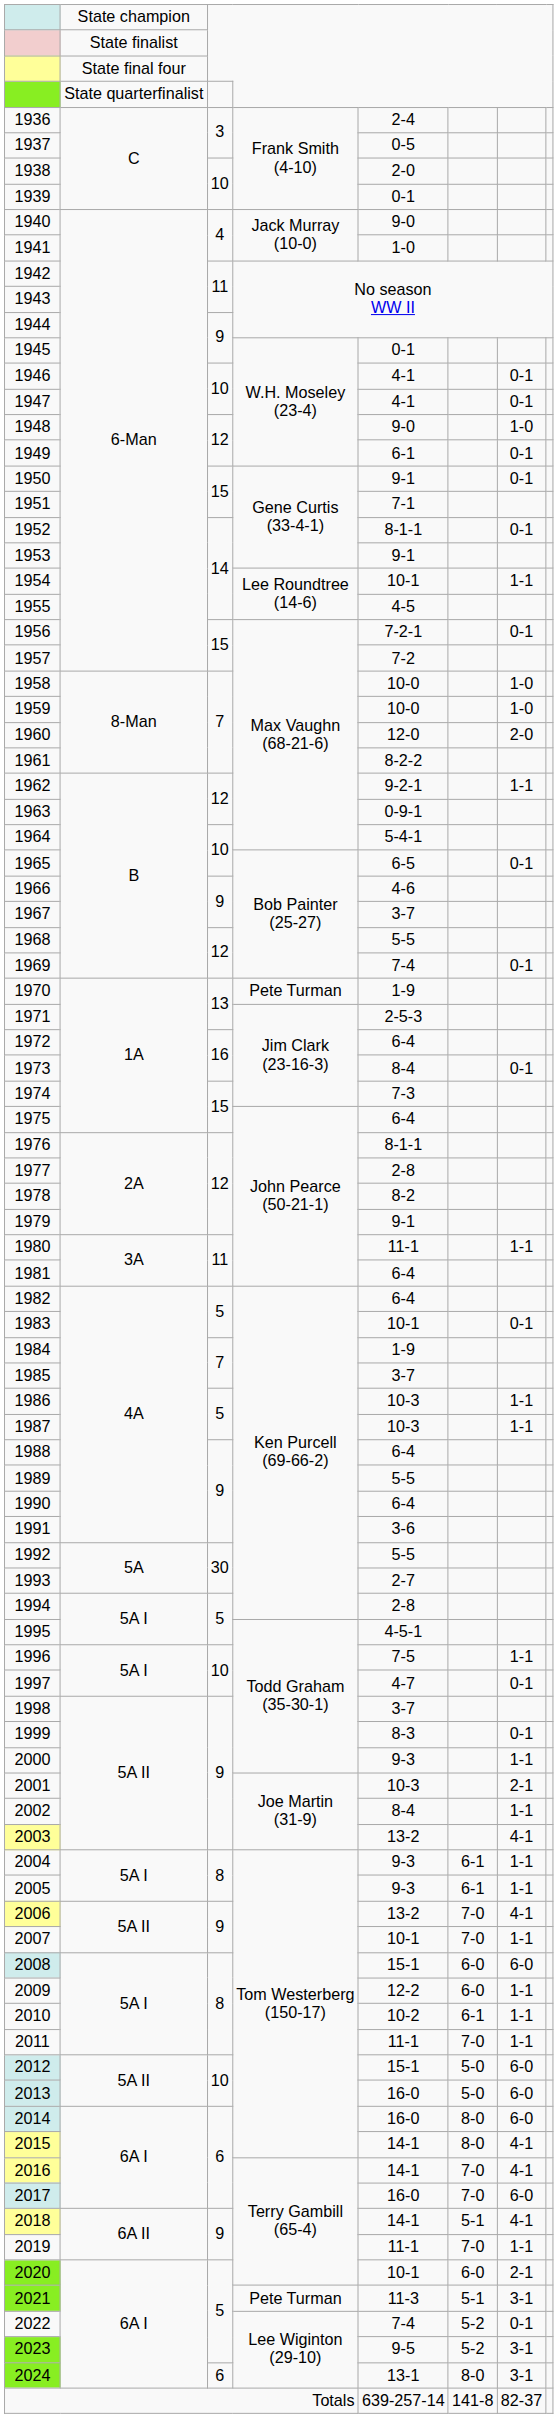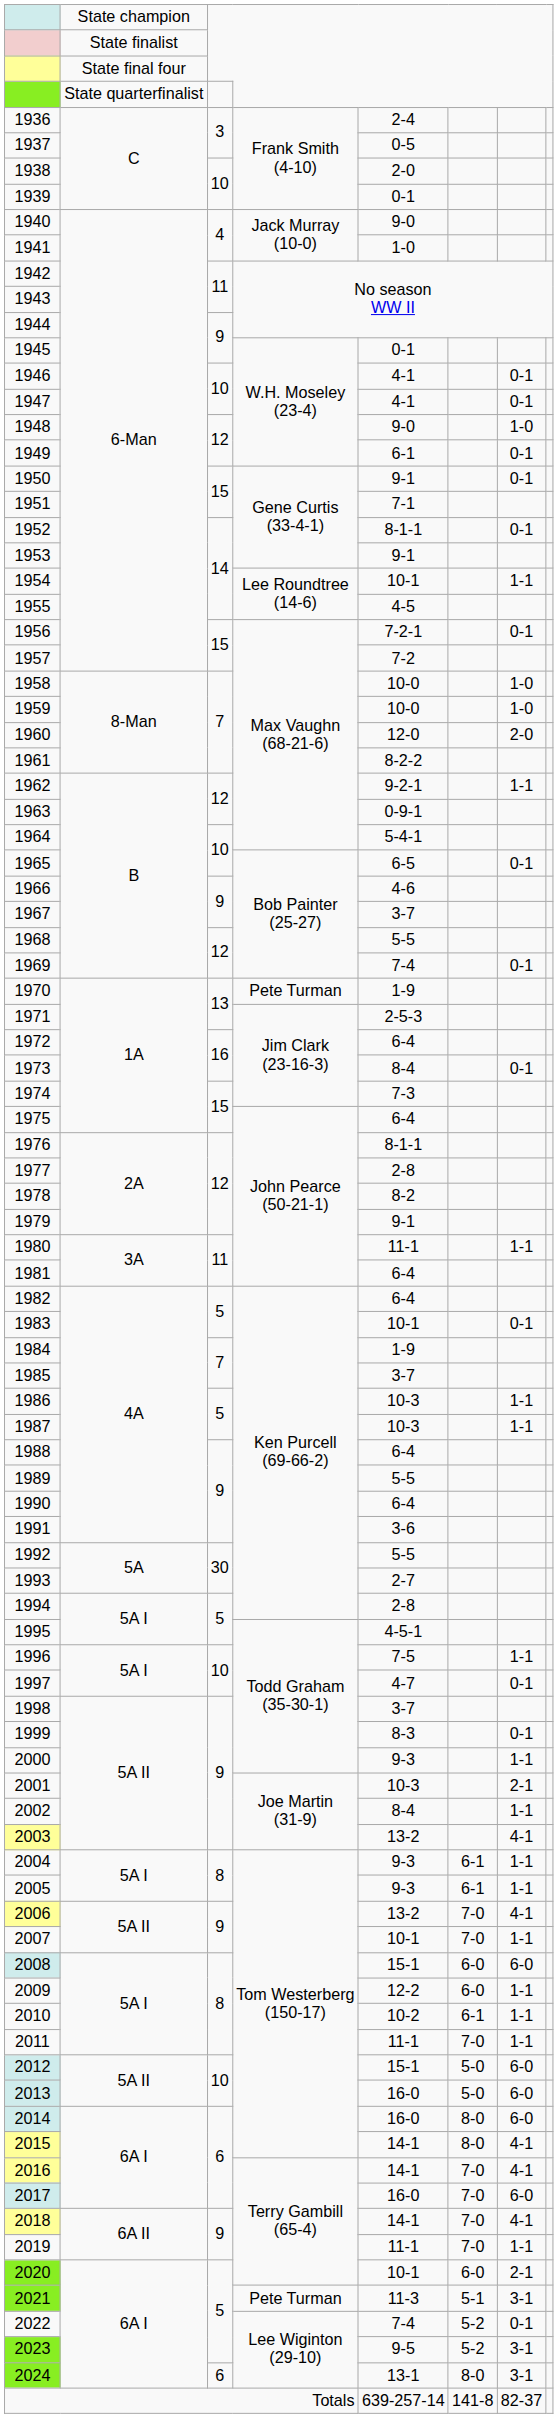(473, 2221) 5-1 -> (473, 2221) 7-0
